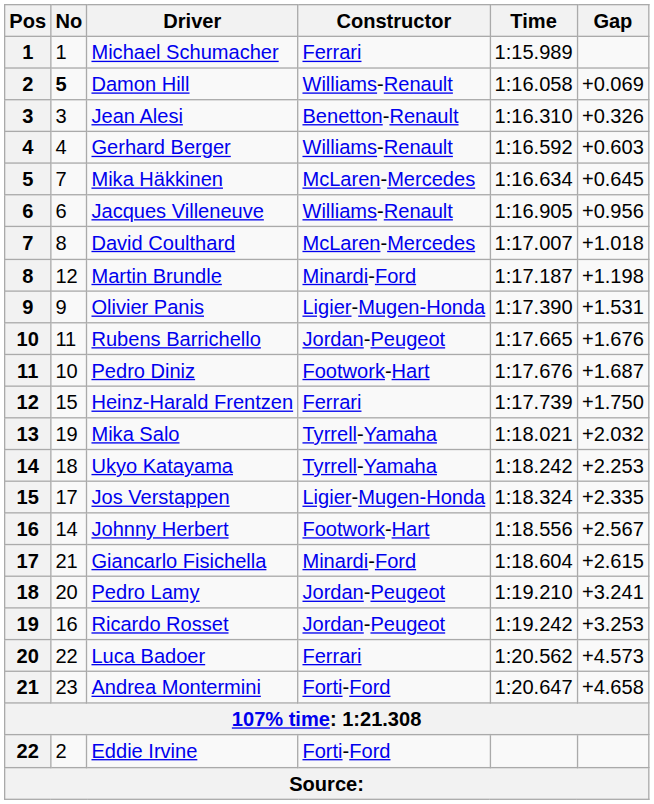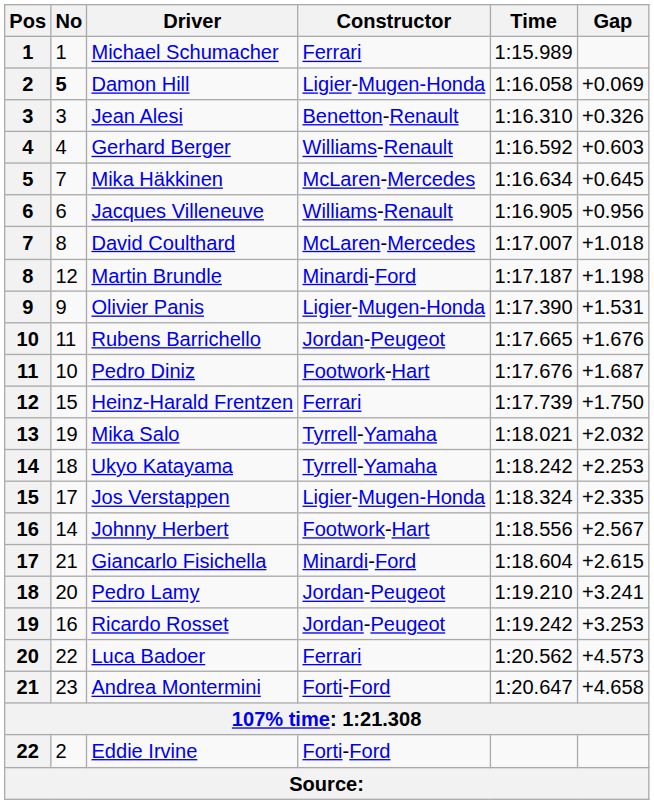(378, 84) Williams-Renault -> (394, 84) Ligier-Mugen-Honda
